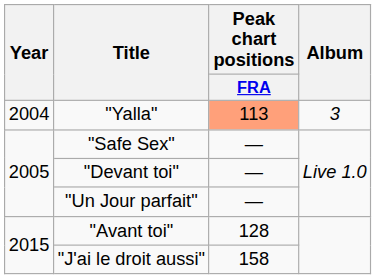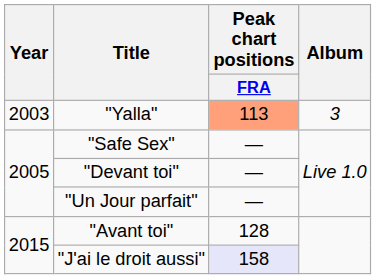(29, 114) 2004 -> (29, 114) 2003
(254, 259) no background -> (254, 259) lavender background
